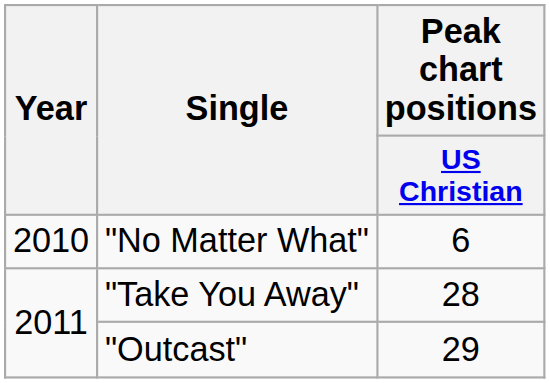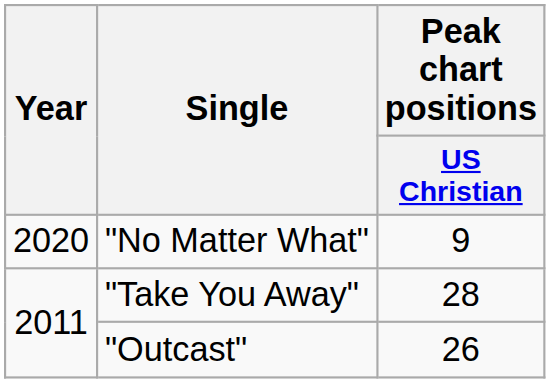(51, 240) 2010 -> (51, 240) 2020
(461, 240) 6 -> (461, 240) 9
(461, 349) 29 -> (461, 349) 26
